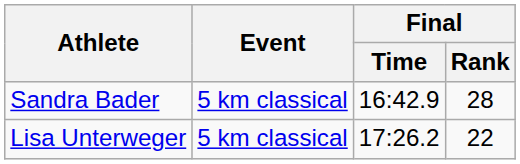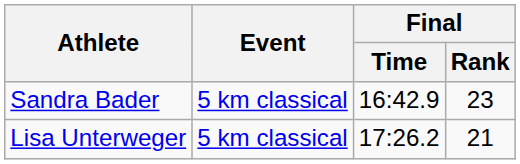(480, 100) 28 -> (480, 100) 23
(480, 138) 22 -> (480, 138) 21
